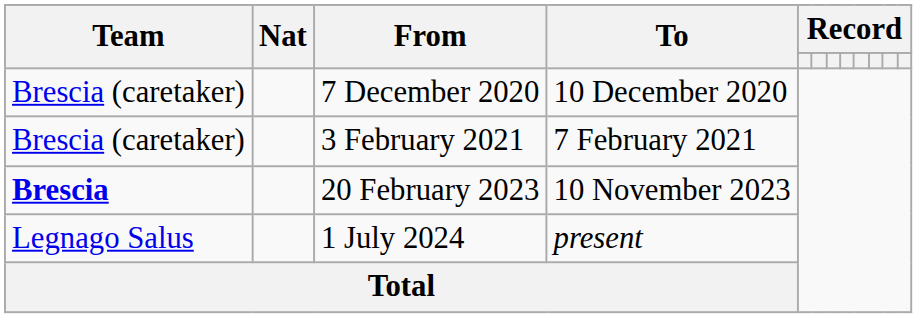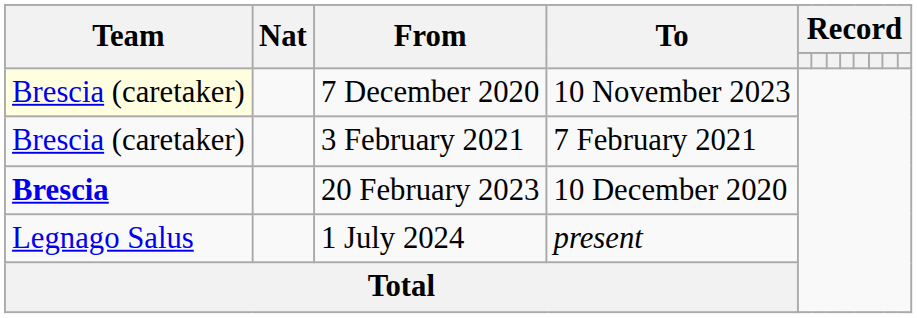(128, 91) no background -> (128, 91) lightyellow background
(670, 91) 10 December 2020 -> (672, 91) 10 November 2023
(672, 189) 10 November 2023 -> (670, 189) 10 December 2020
